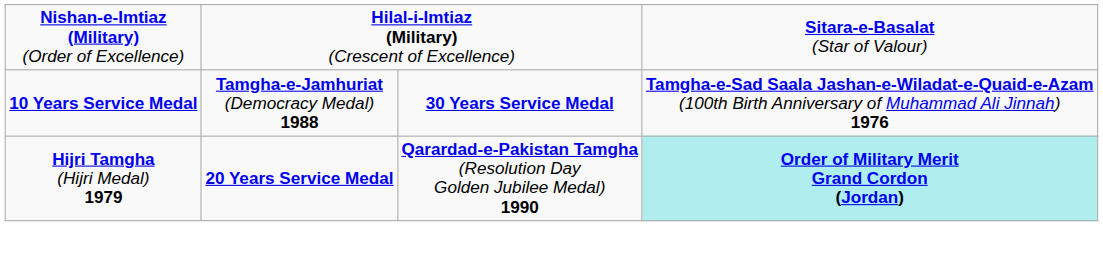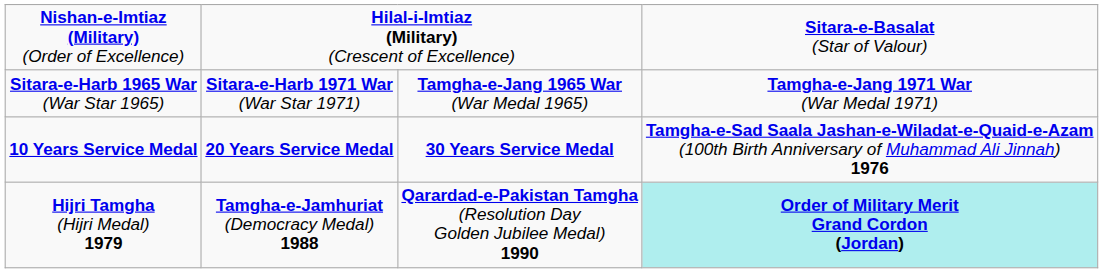+ row: (103, 93)
(299, 103) Tamgha-e-Jamhuriat (Democracy Medal) 1988 -> (299, 149) 20 Years Service Medal
(299, 178) 20 Years Service Medal -> (299, 224) Tamgha-e-Jamhuriat (Democracy Medal) 1988
